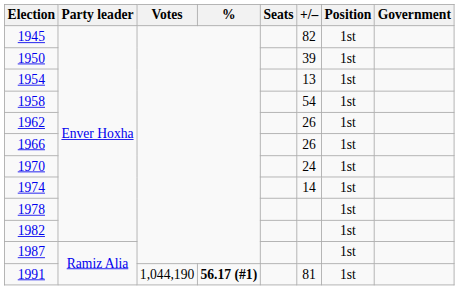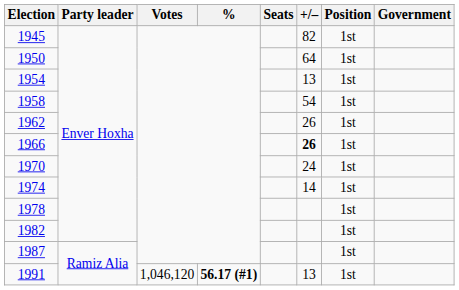(309, 58) 39 -> (309, 58) 64
(309, 144) normal -> (309, 144) bold
(167, 274) 1,044,190 -> (167, 274) 1,046,120
(309, 274) 81 -> (309, 274) 13
